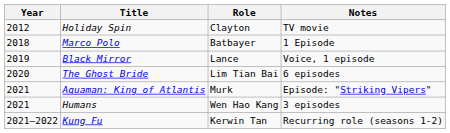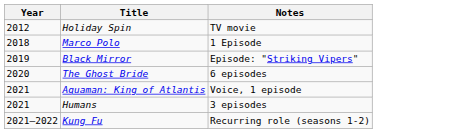- column: (244, 12)
(329, 58) Voice, 1 episode -> (284, 58) Episode: "Striking Vipers"
(357, 89) Episode: "Striking Vipers" -> (256, 89) Voice, 1 episode
